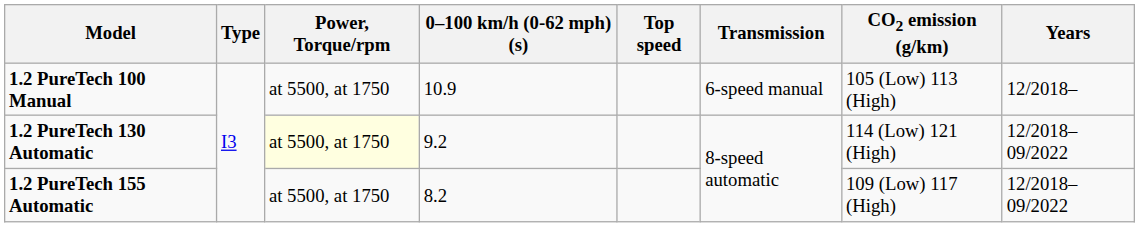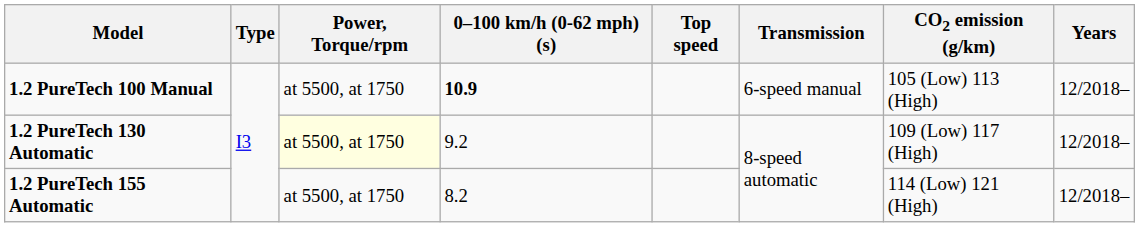(440, 89) normal -> (461, 89) bold
(902, 142) 114 (Low) 121 (High) -> (944, 142) 109 (Low) 117 (High)
(1042, 142) 12/2018–09/2022 -> (1094, 142) 12/2018–
(902, 195) 109 (Low) 117 (High) -> (944, 195) 114 (Low) 121 (High)
(1042, 195) 12/2018–09/2022 -> (1094, 195) 12/2018–
